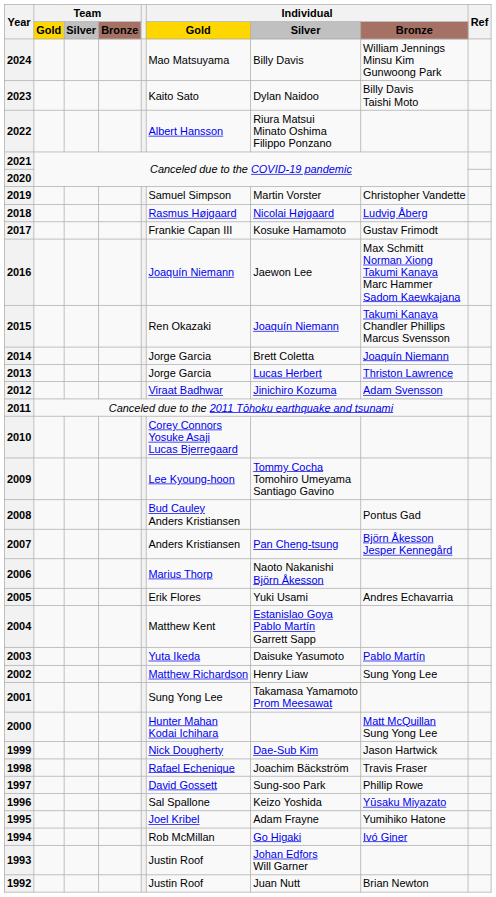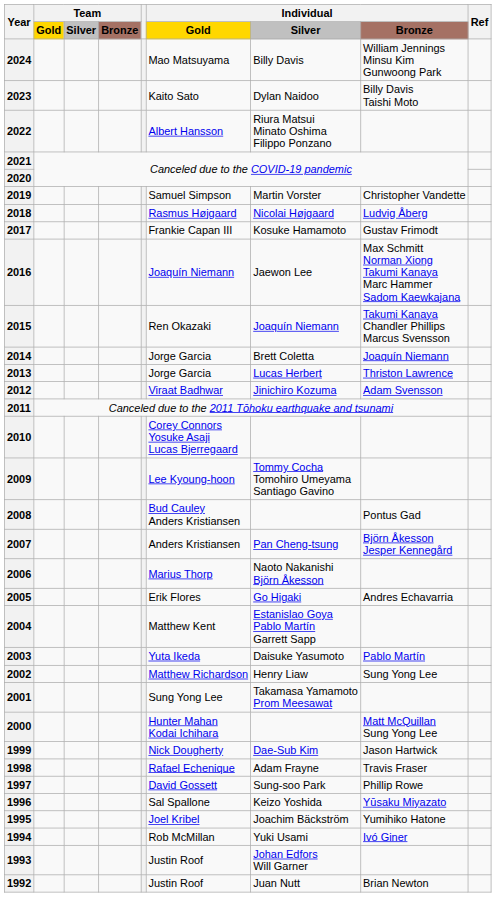(281, 597) Yuki Usami -> (277, 597) Go Higaki
(301, 768) Joachim Bäckström -> (286, 768) Adam Frayne
(286, 820) Adam Frayne -> (301, 820) Joachim Bäckström
(277, 837) Go Higaki -> (281, 837) Yuki Usami
